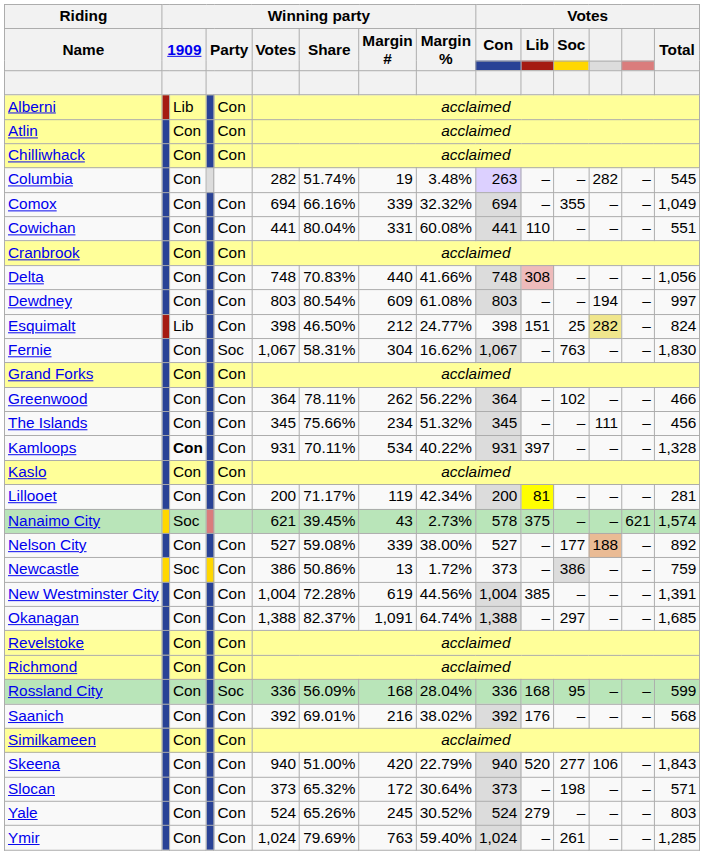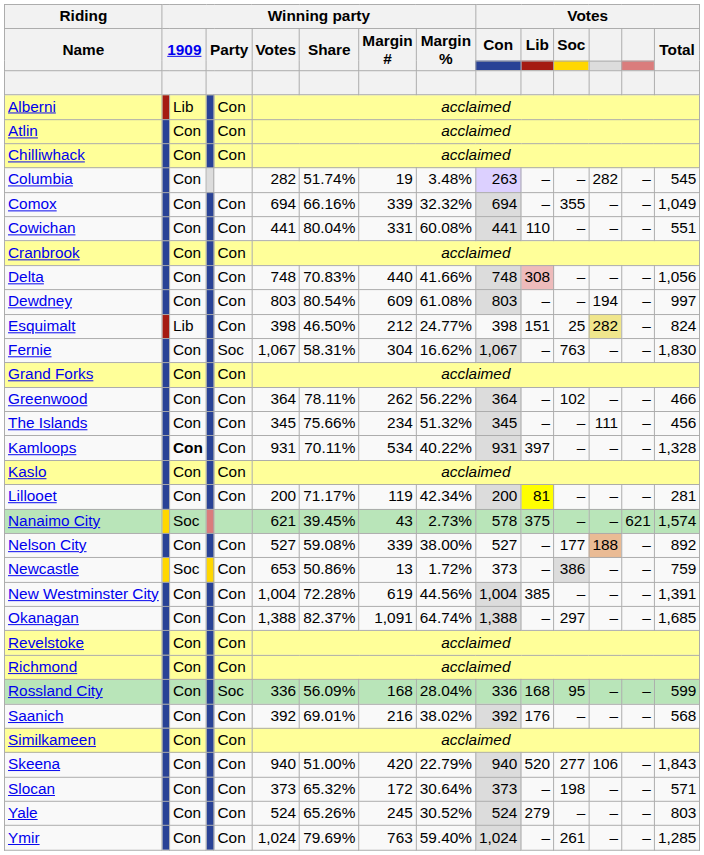(283, 569) 386 -> (283, 569) 653
